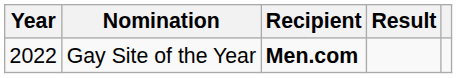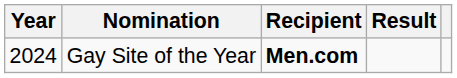(33, 55) 2022 -> (33, 55) 2024
